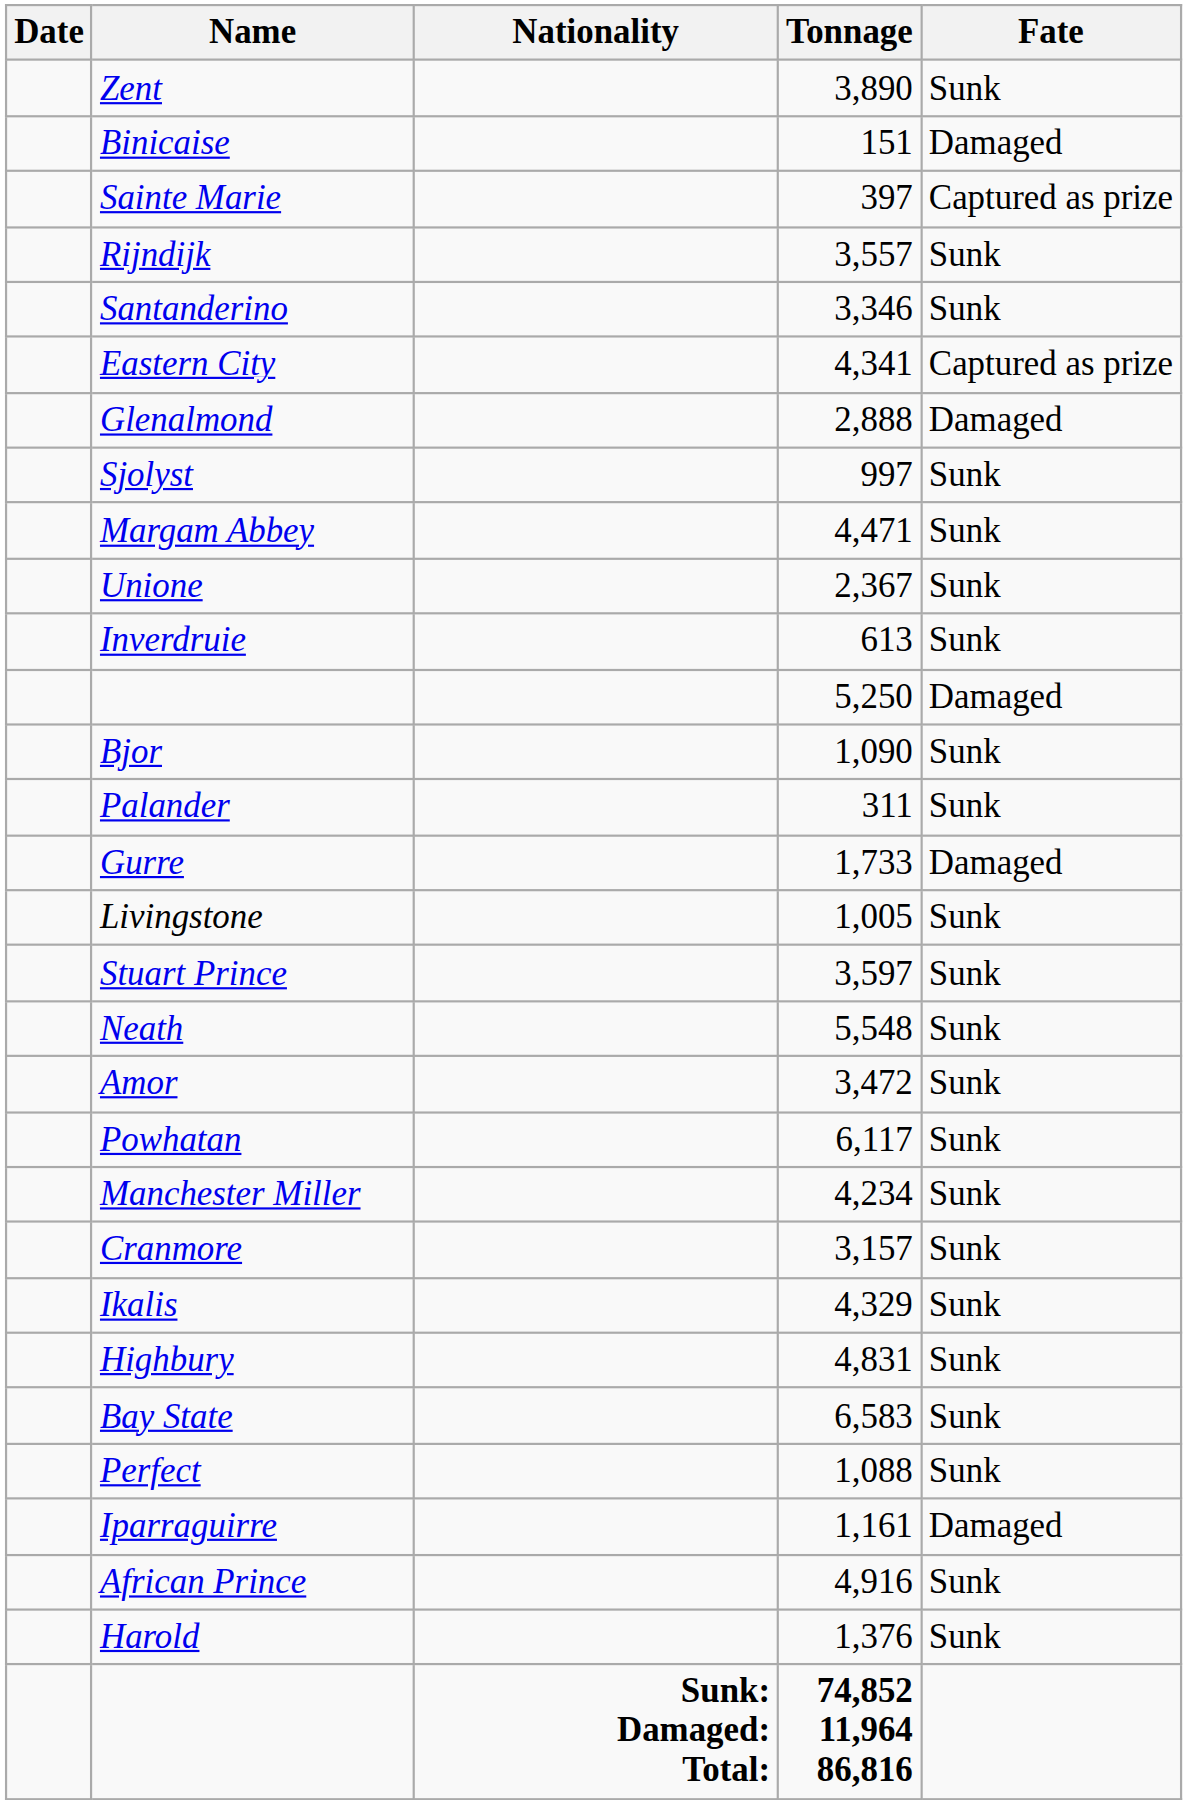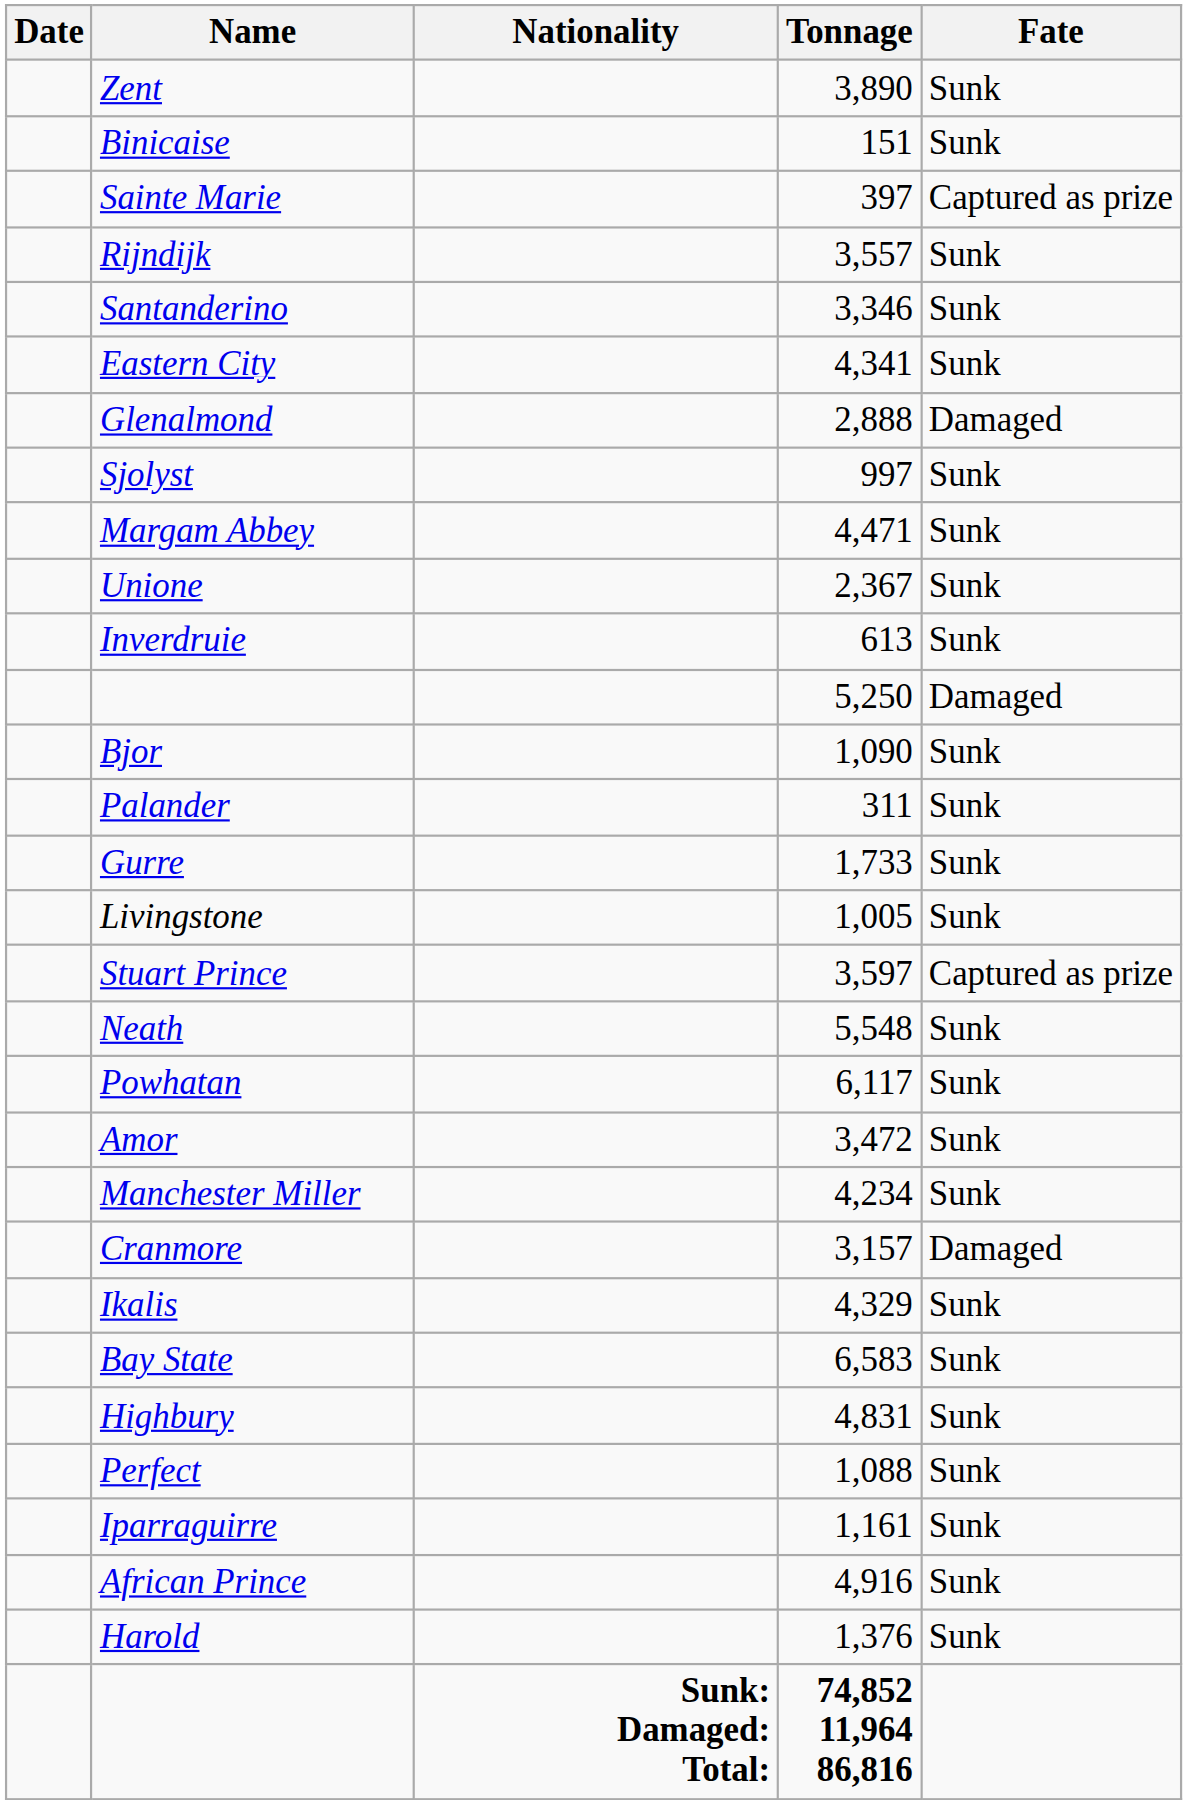(996, 142) Damaged -> (965, 142) Sunk
(1051, 364) Captured as prize -> (965, 364) Sunk
(996, 861) Damaged -> (965, 861) Sunk
(965, 972) Sunk -> (1051, 972) Captured as prize
rows swapped: (171, 1138) <-> (139, 1083)
(965, 1249) Sunk -> (996, 1249) Damaged
rows swapped: (166, 1415) <-> (167, 1359)
(996, 1525) Damaged -> (965, 1525) Sunk
